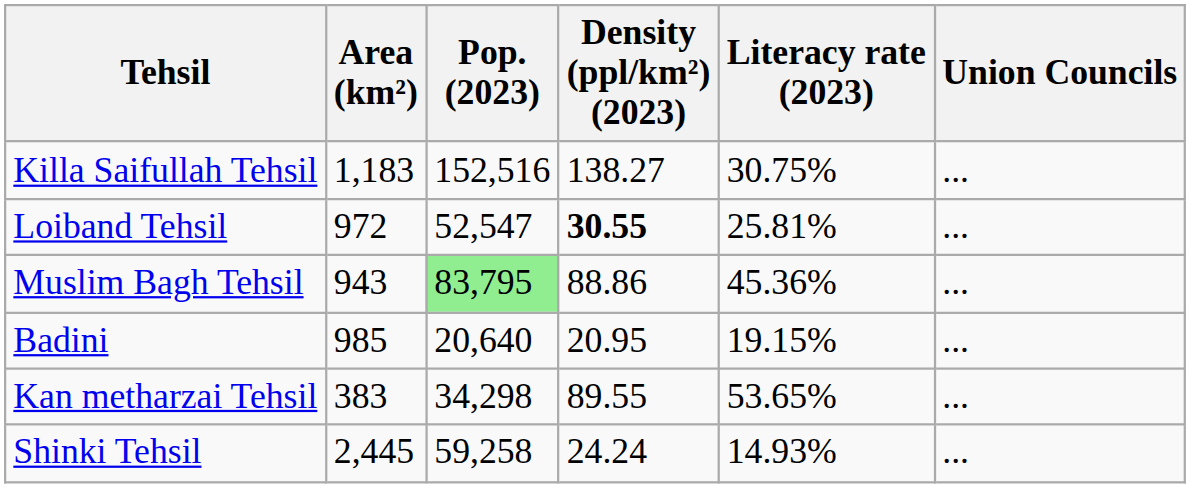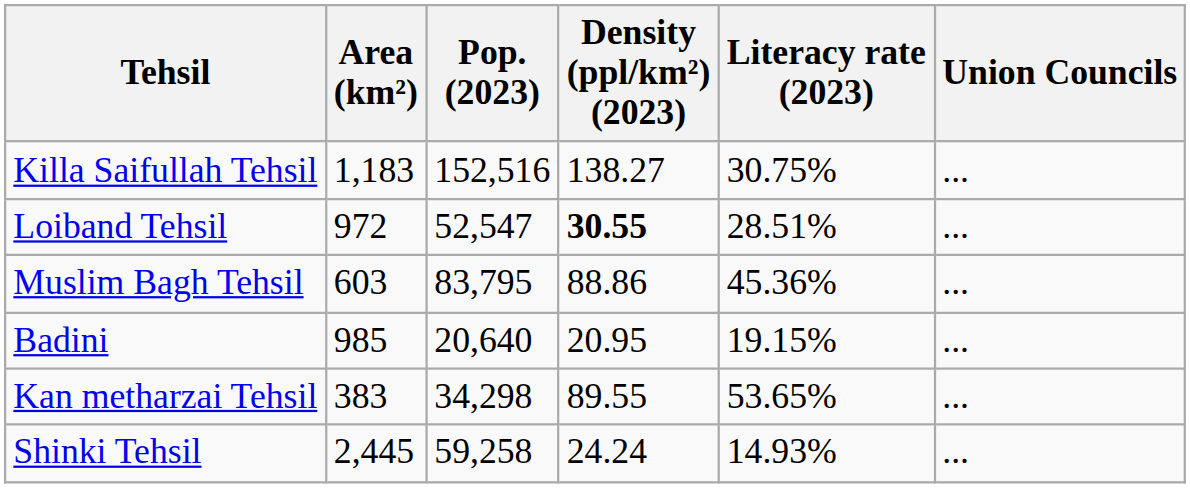(782, 226) 25.81% -> (782, 226) 28.51%
(361, 282) 943 -> (361, 282) 603
(483, 282) lightgreen background -> (483, 282) no background
